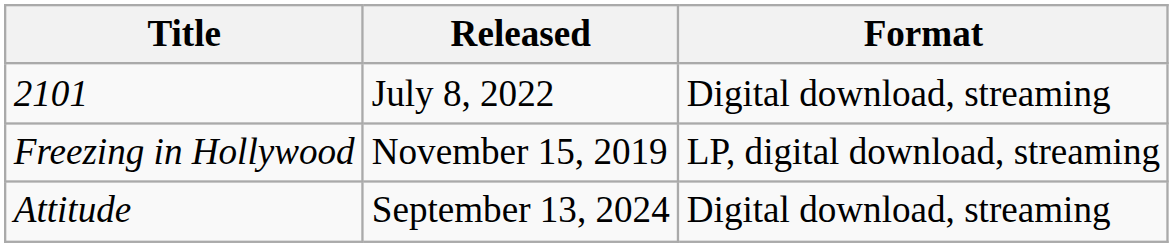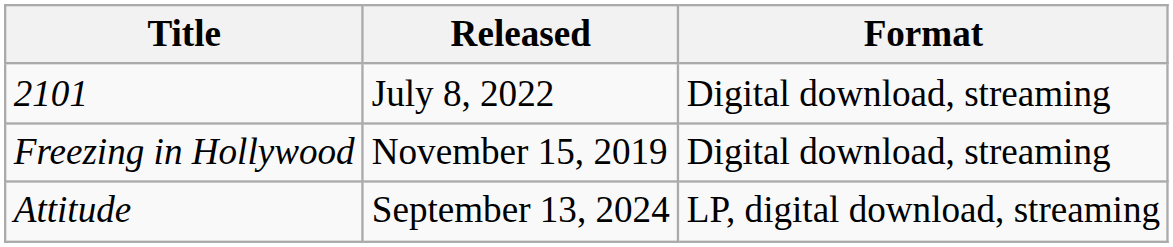(923, 151) LP, digital download, streaming -> (899, 151) Digital download, streaming
(899, 210) Digital download, streaming -> (923, 210) LP, digital download, streaming
